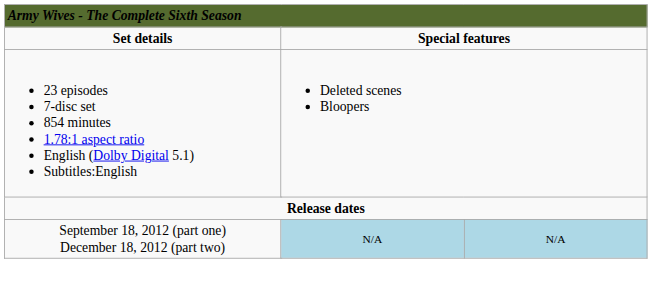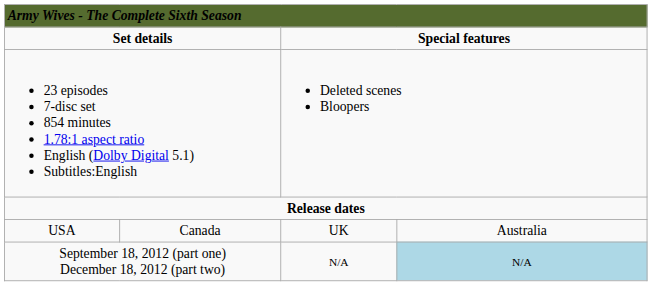+ row: (62, 230)
(372, 240) lightblue background -> (339, 262) no background
